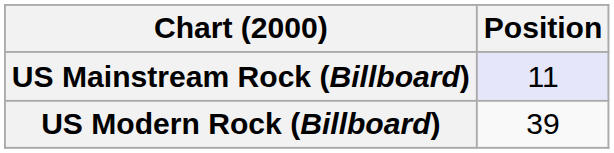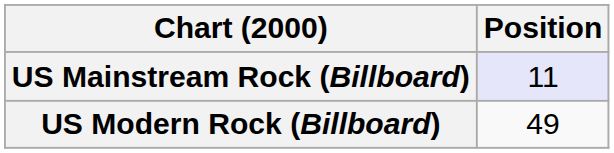(543, 123) 39 -> (543, 123) 49
